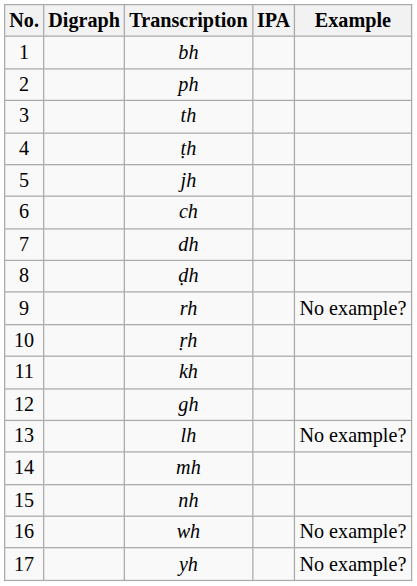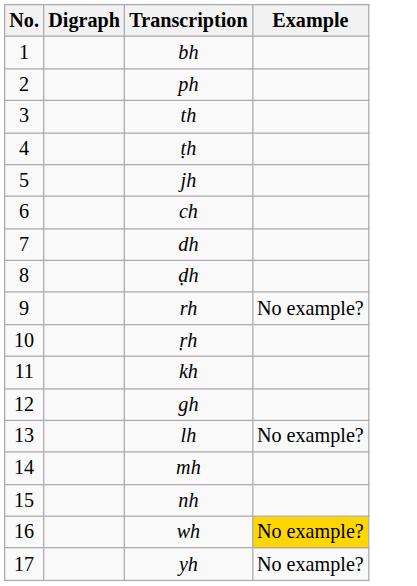- column: (274, 20)
(353, 532) no background -> (310, 532) gold background
